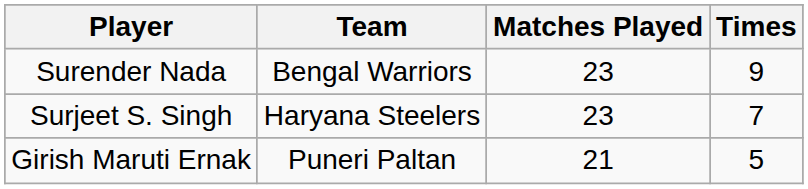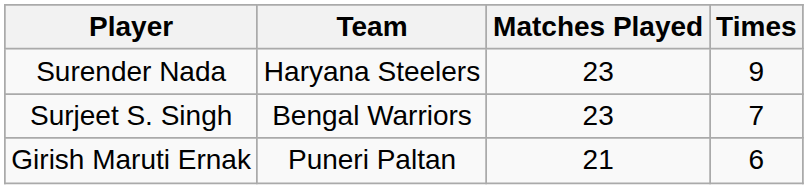(372, 71) Bengal Warriors -> (372, 71) Haryana Steelers
(372, 115) Haryana Steelers -> (372, 115) Bengal Warriors
(756, 159) 5 -> (756, 159) 6
